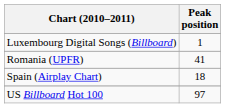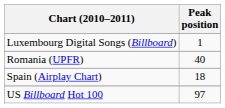(200, 59) 41 -> (200, 59) 40
